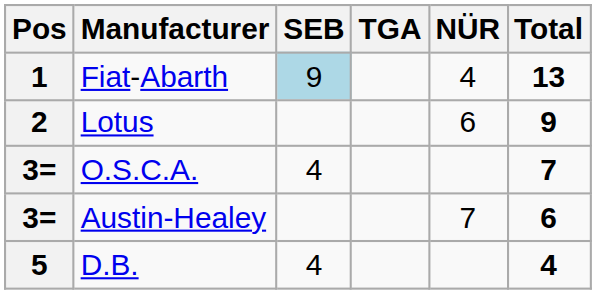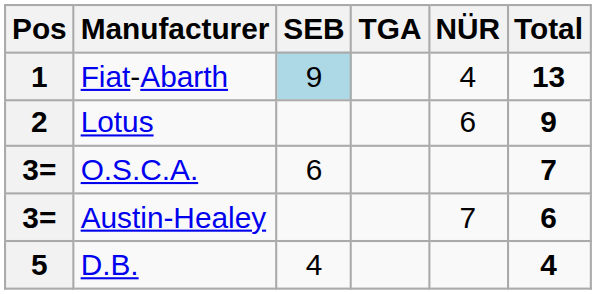(314, 170) 4 -> (314, 170) 6
